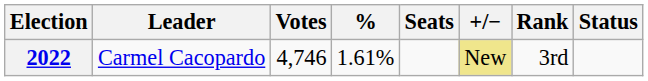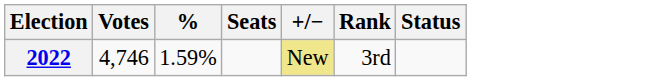- column: (182, 22)
(366, 57) 1.61% -> (188, 57) 1.59%
